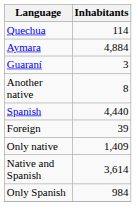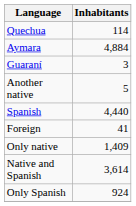(126, 88) 8 -> (126, 88) 5
(123, 128) 39 -> (123, 128) 41
(120, 192) 984 -> (120, 192) 924
